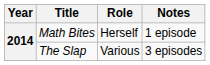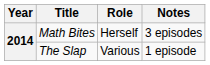(171, 32) 1 episode -> (174, 32) 3 episodes
(174, 51) 3 episodes -> (171, 51) 1 episode
